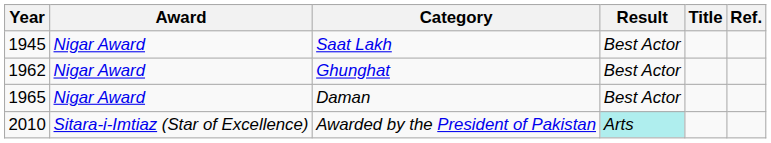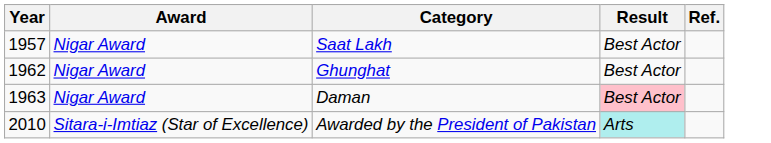- column: (706, 17)
(27, 44) 1945 -> (27, 44) 1957
(27, 97) 1965 -> (27, 97) 1963
(642, 97) no background -> (642, 97) pink background
